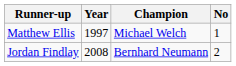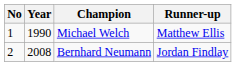columns swapped: (221, 14) <-> (43, 14)
(96, 33) 1997 -> (39, 33) 1990
